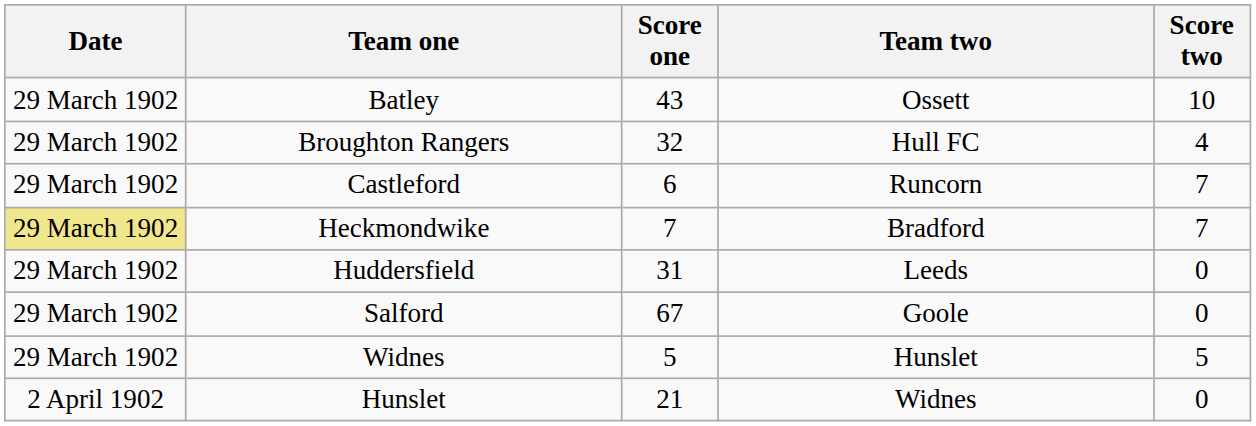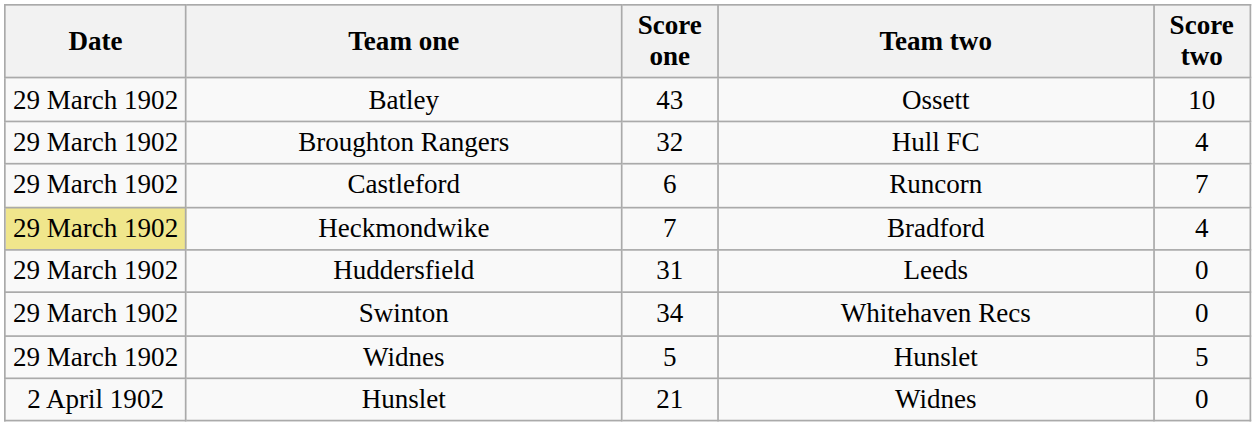(1202, 227) 7 -> (1202, 227) 4
- row: (404, 313)
+ row: (404, 313)
